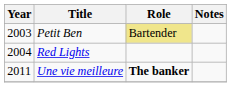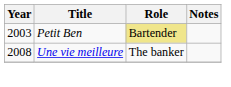- row: (63, 52)
(19, 71) 2011 -> (19, 52) 2008
(159, 71) bold -> (156, 52) normal
